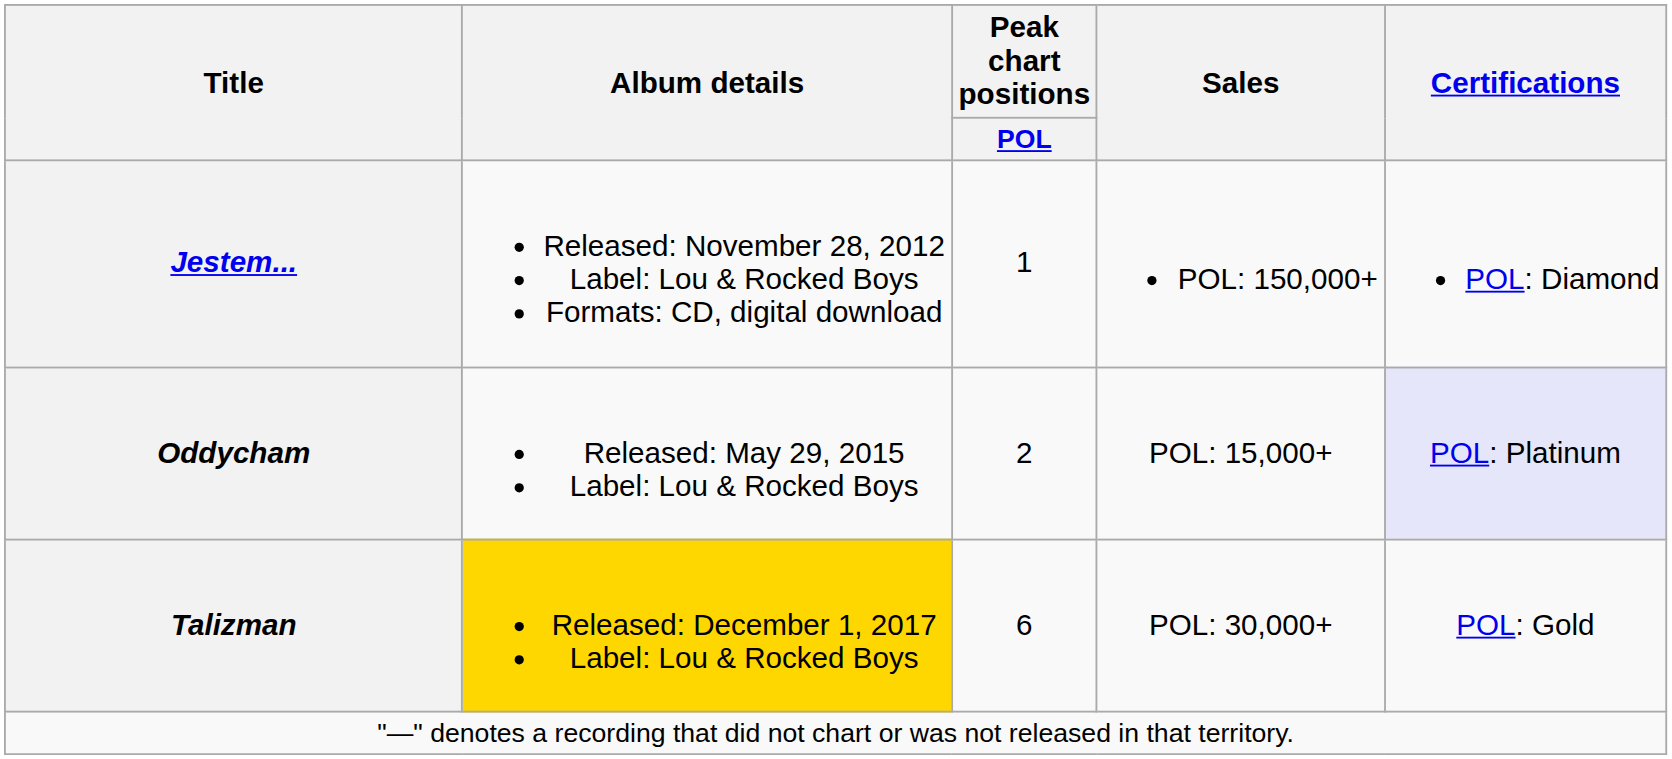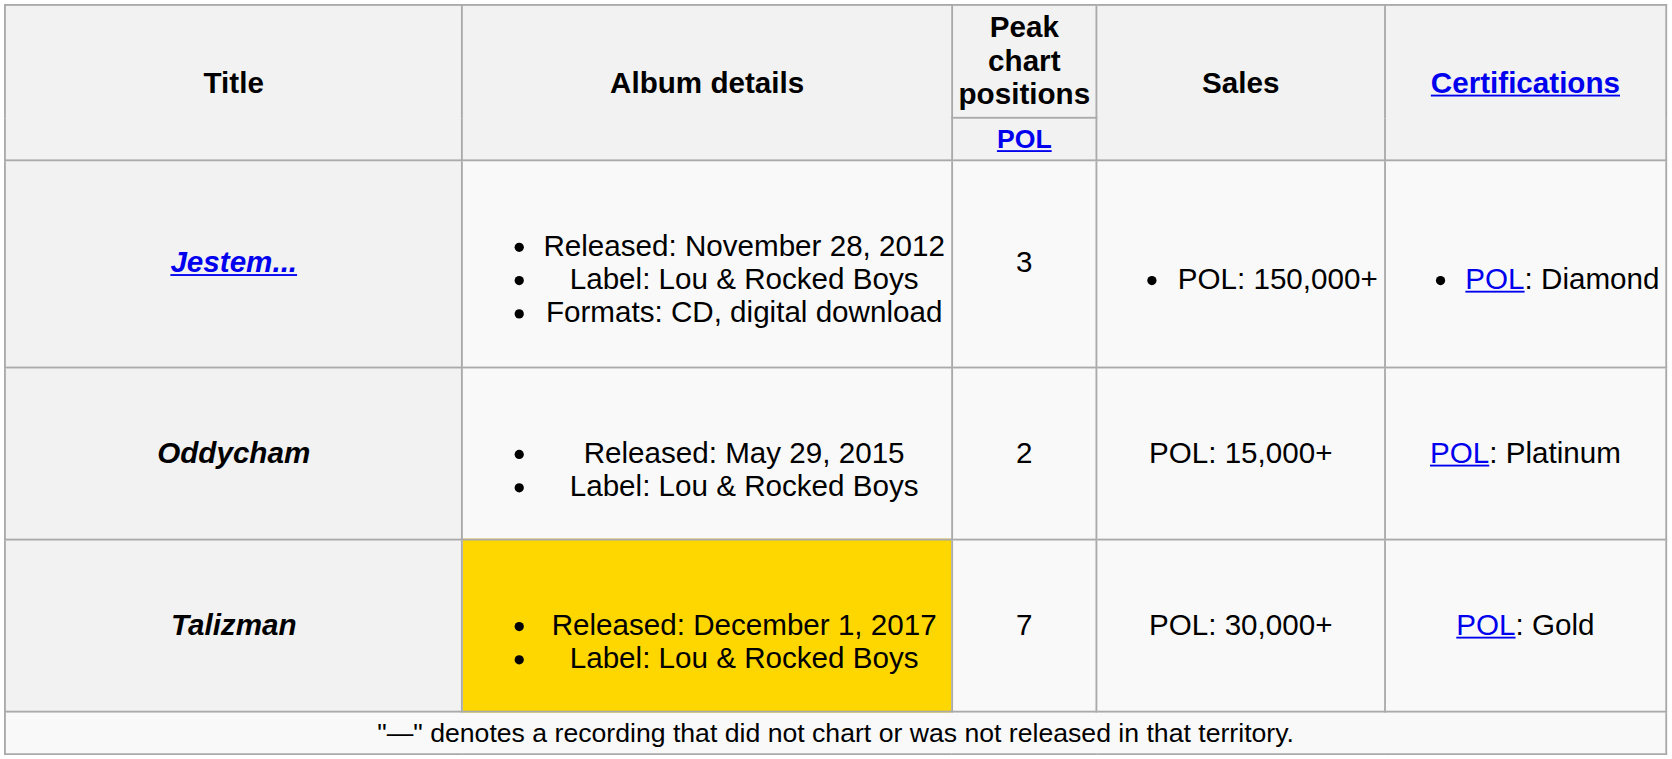(1024, 263) 1 -> (1024, 263) 3
(1525, 452) lavender background -> (1525, 452) no background
(1024, 625) 6 -> (1024, 625) 7
